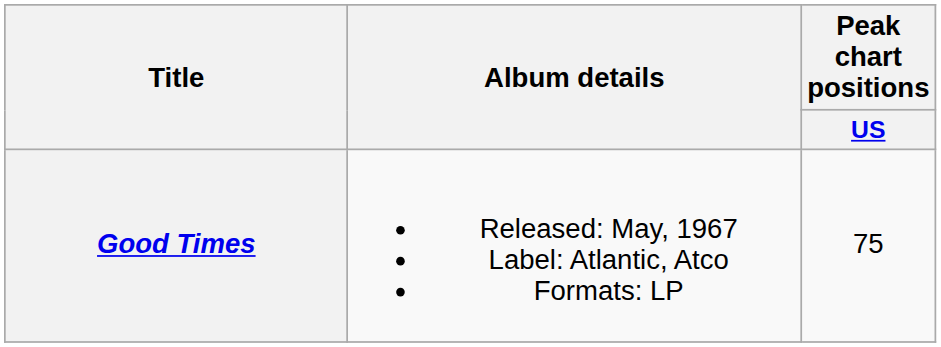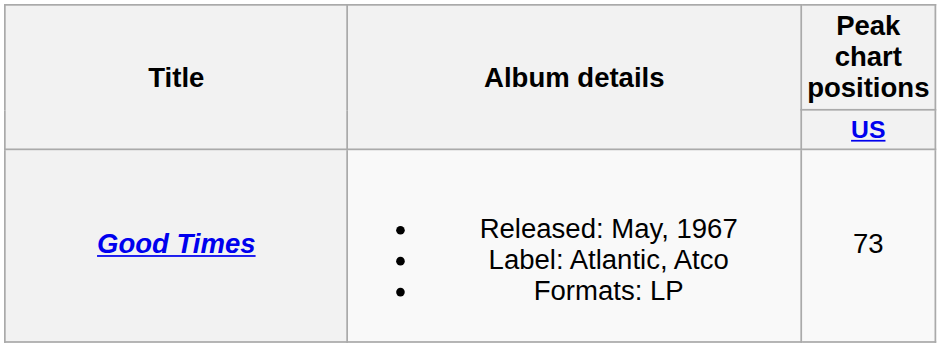(868, 244) 75 -> (868, 244) 73
